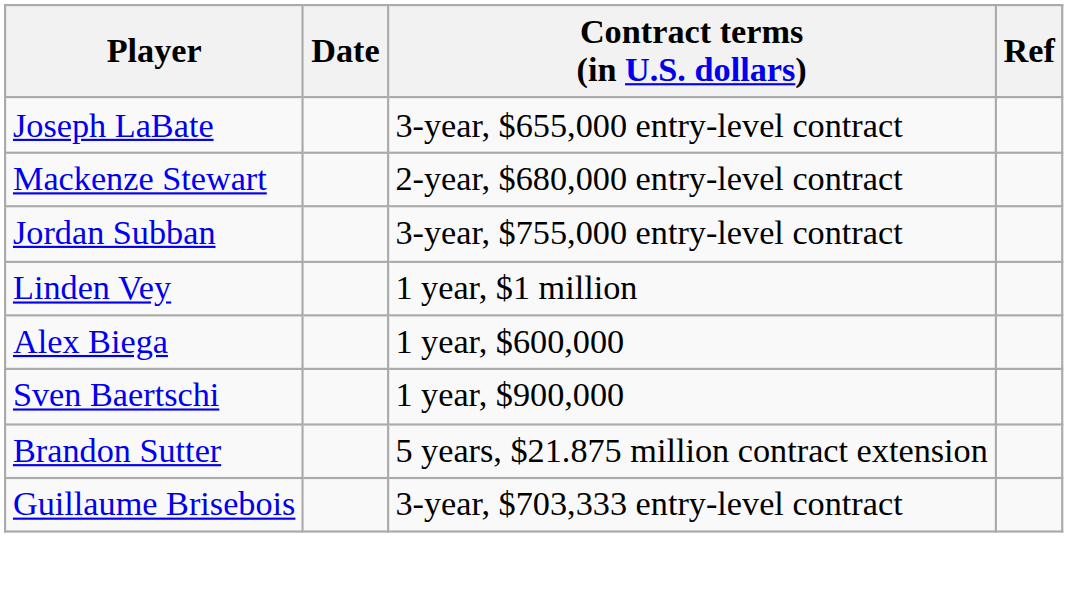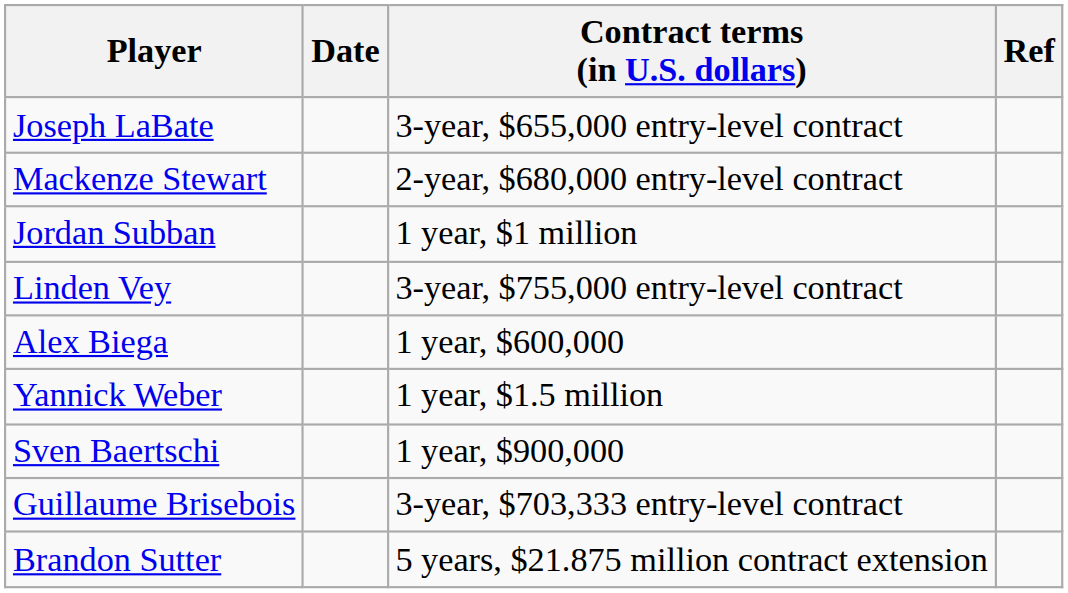(649, 233) 3-year, $755,000 entry-level contract -> (516, 233) 1 year, $1 million
(516, 287) 1 year, $1 million -> (649, 287) 3-year, $755,000 entry-level contract
+ row: (117, 395)
rows swapped: (117, 450) <-> (154, 504)
